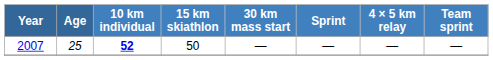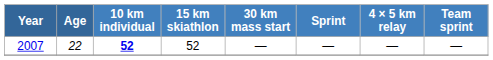(75, 46) 25 -> (75, 46) 22
(193, 46) 50 -> (193, 46) 52
